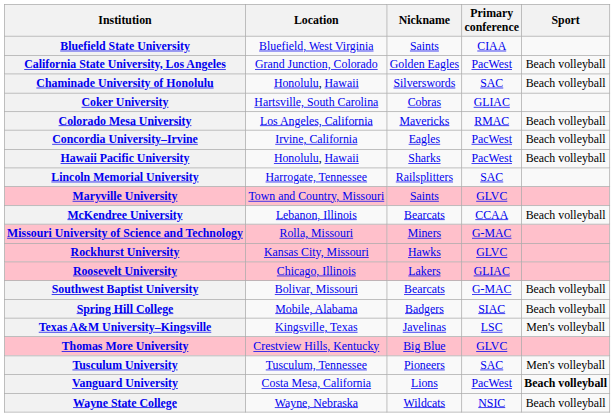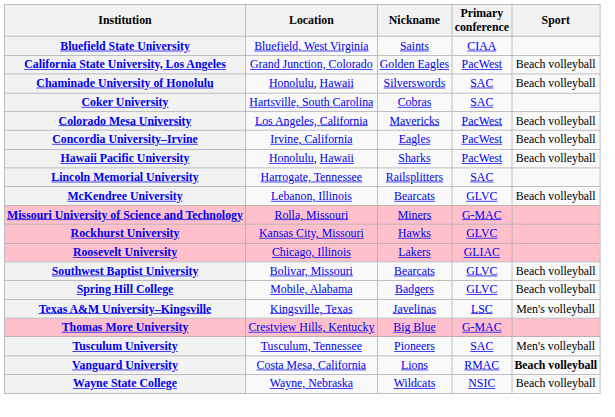(492, 102) GLIAC -> (482, 102) SAC
(492, 121) RMAC -> (482, 121) PacWest
- row: (125, 196)
(492, 214) CCAA -> (482, 196) GLVC
(492, 290) G-MAC -> (482, 271) GLVC
(492, 308) SIAC -> (482, 290) GLVC
(492, 346) GLVC -> (482, 327) G-MAC
(492, 383) PacWest -> (482, 365) RMAC
